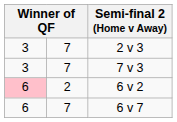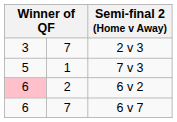(25, 68) 3 -> (25, 68) 5
(67, 68) 7 -> (67, 68) 1
